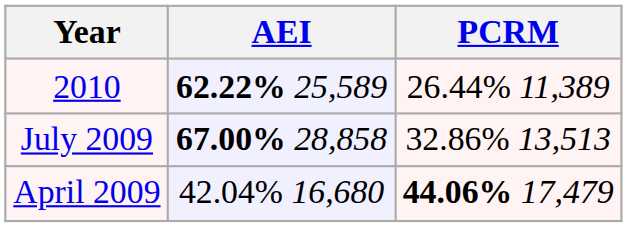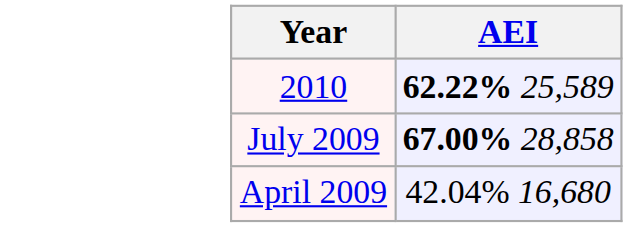- column: (508, 32)
